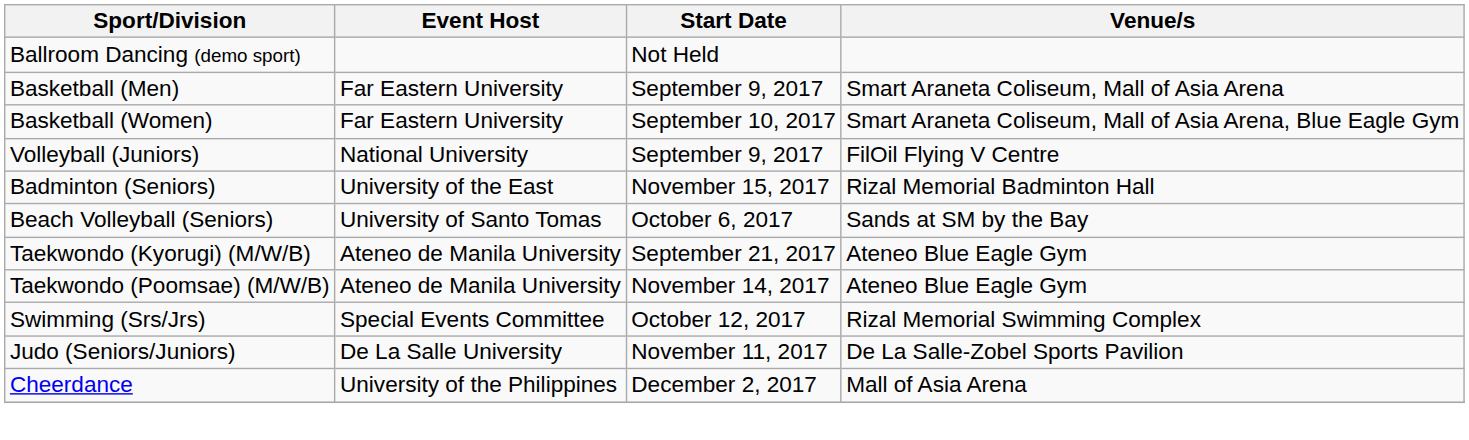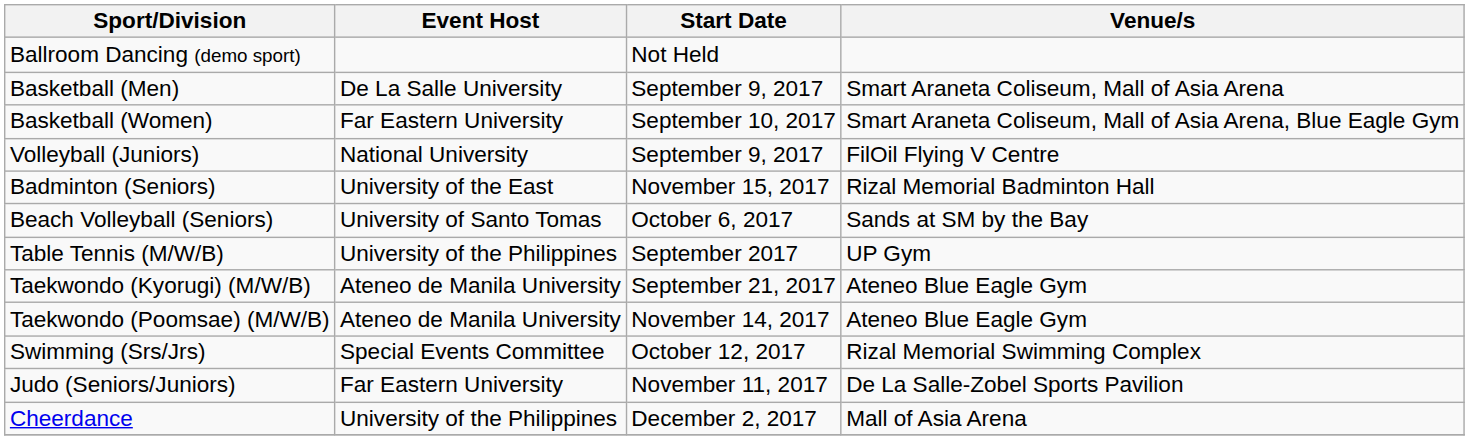(452, 88) Far Eastern University -> (451, 88) De La Salle University
+ row: (117, 253)
(451, 351) De La Salle University -> (452, 384) Far Eastern University
